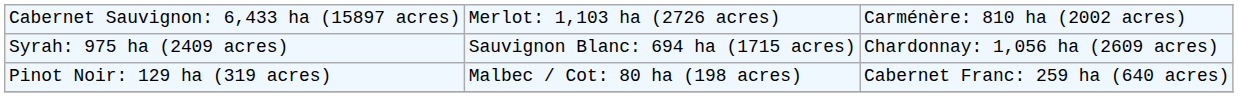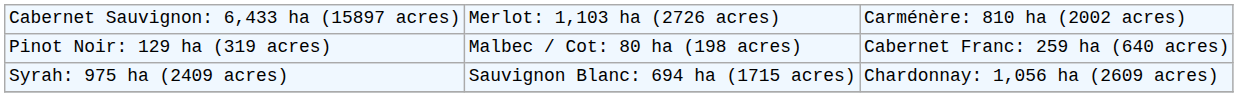rows swapped: (149, 48) <-> (170, 77)
